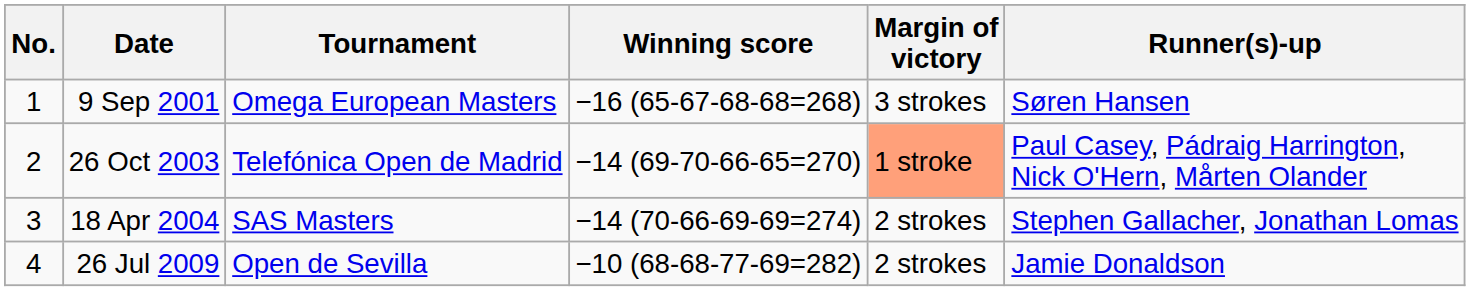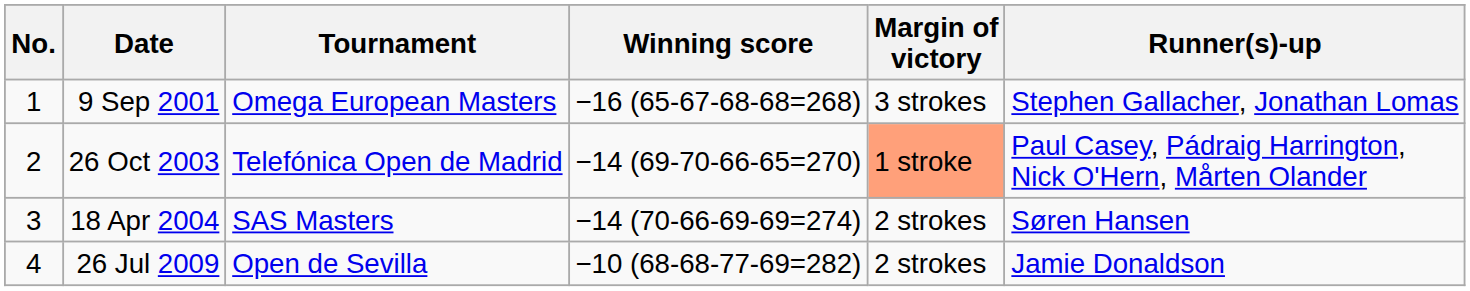(1100, 102) Søren Hansen -> (1235, 102) Stephen Gallacher, Jonathan Lomas
(1235, 220) Stephen Gallacher, Jonathan Lomas -> (1100, 220) Søren Hansen
